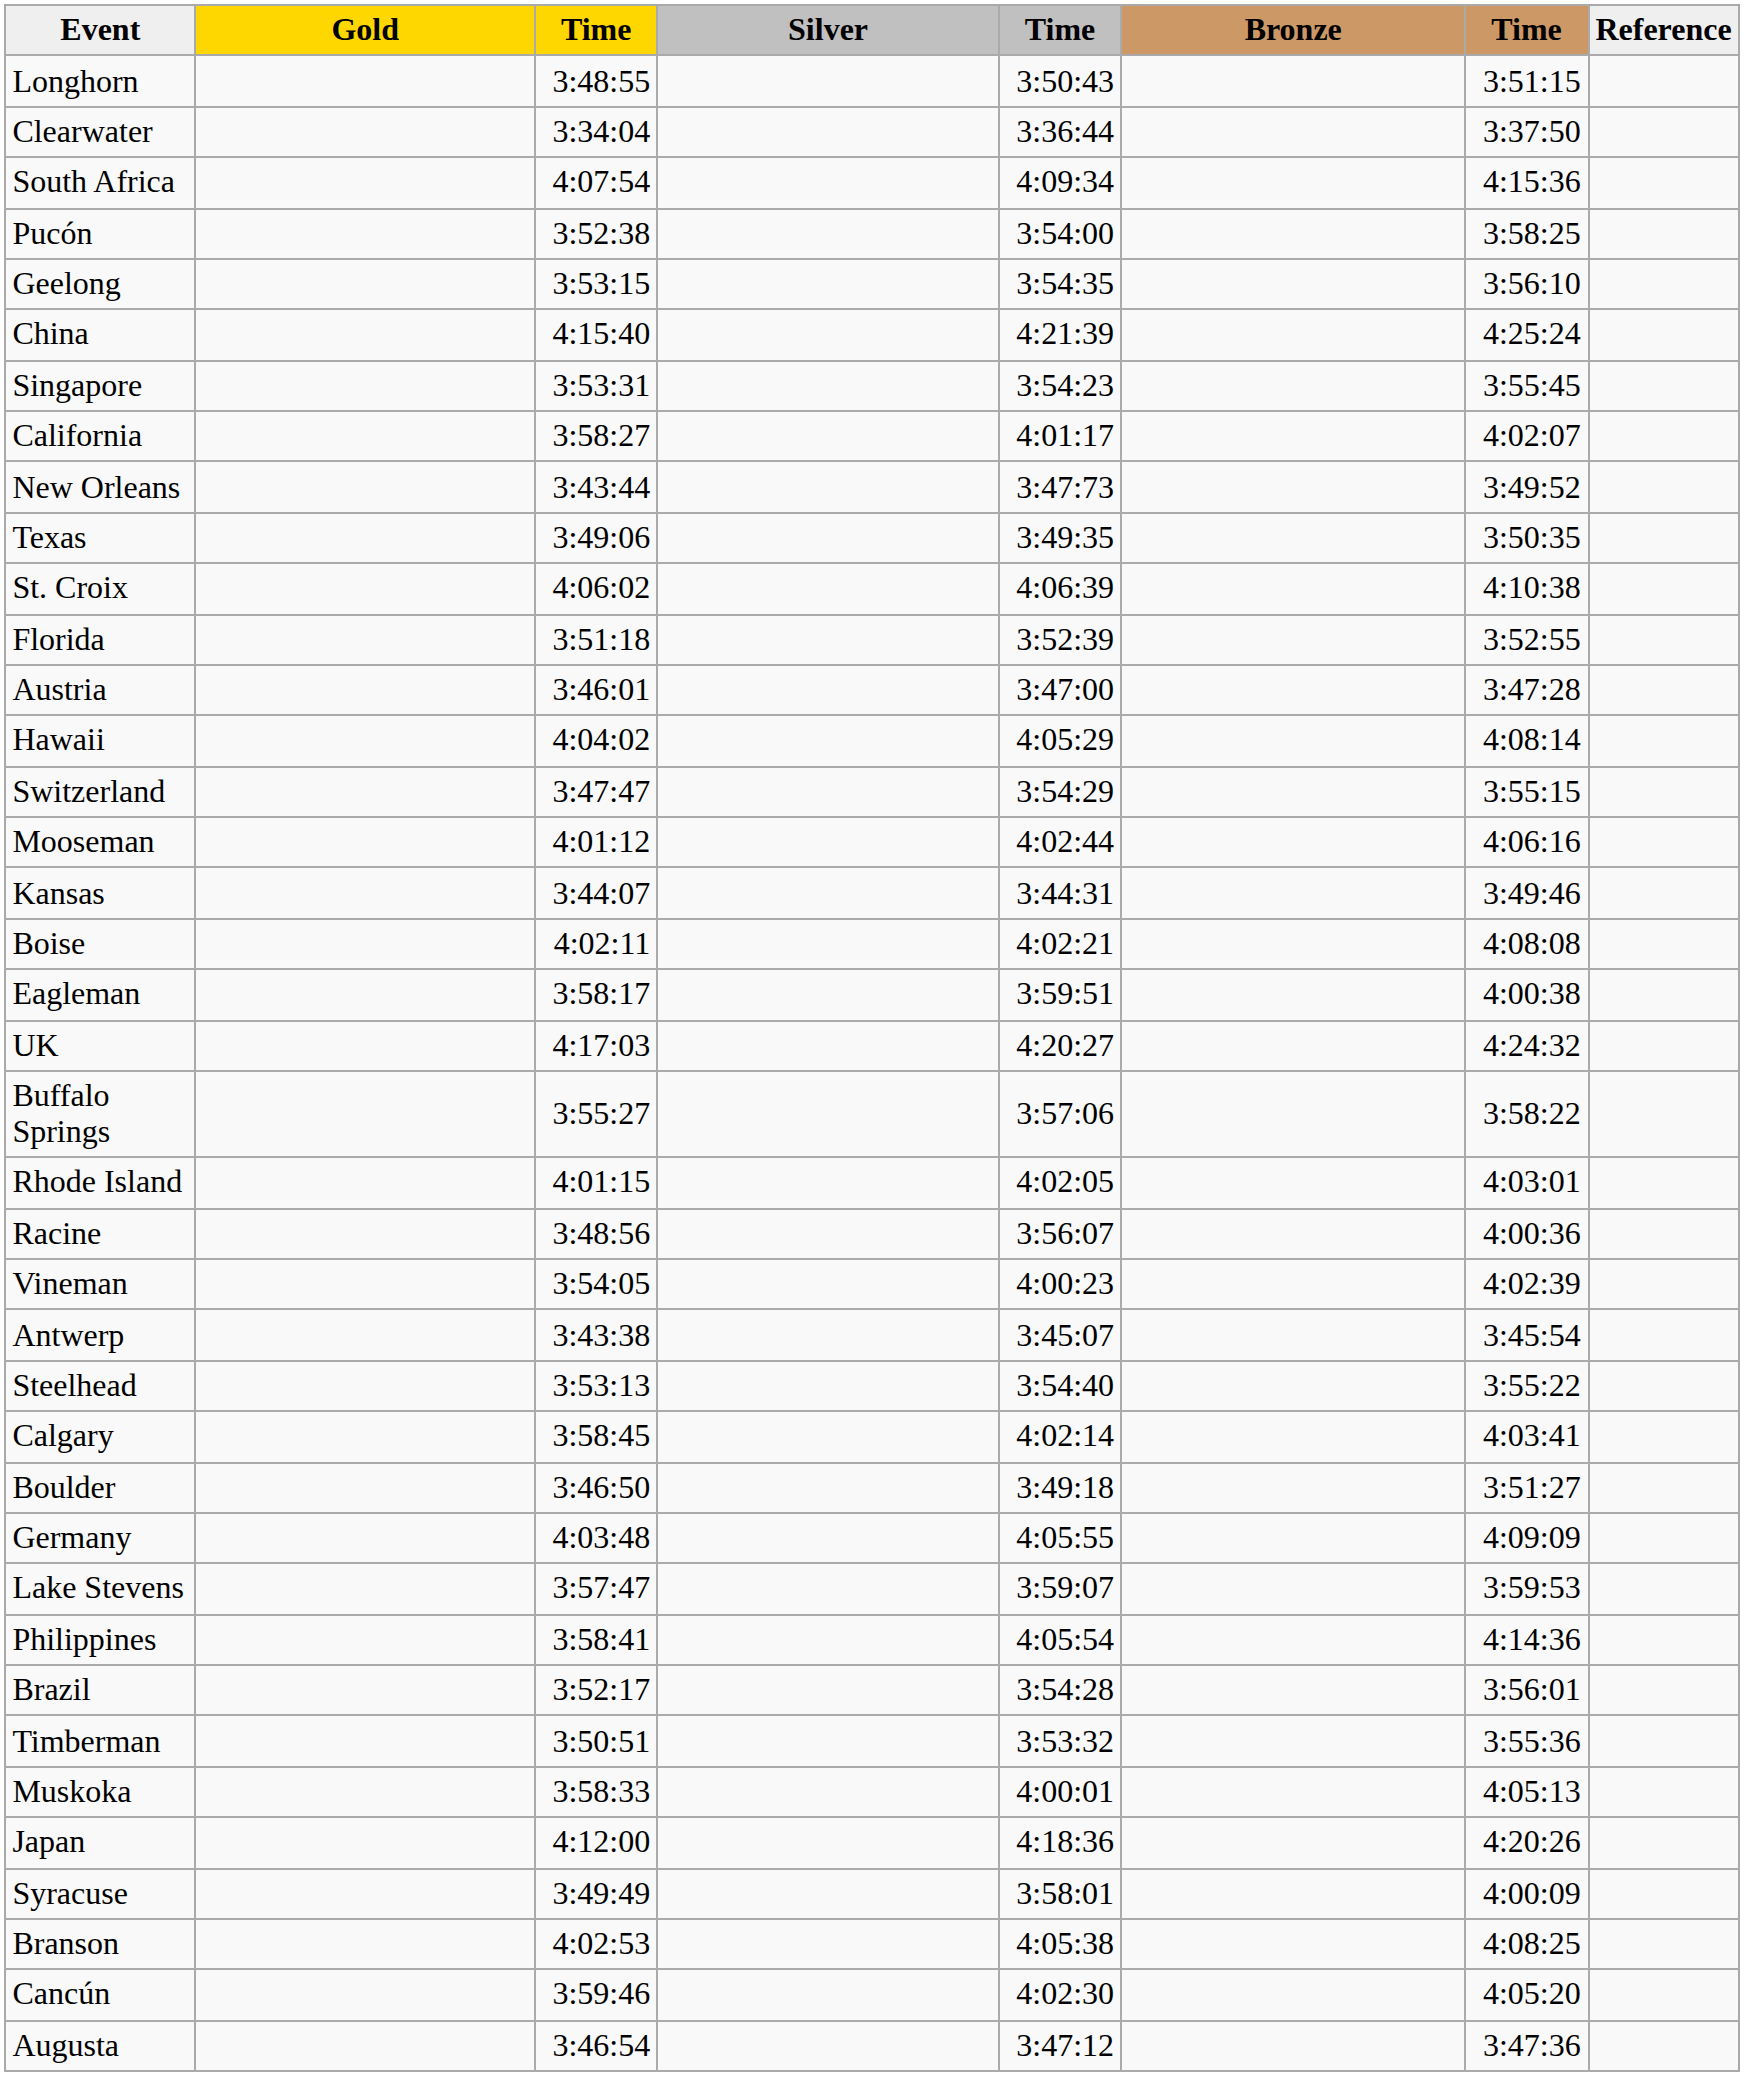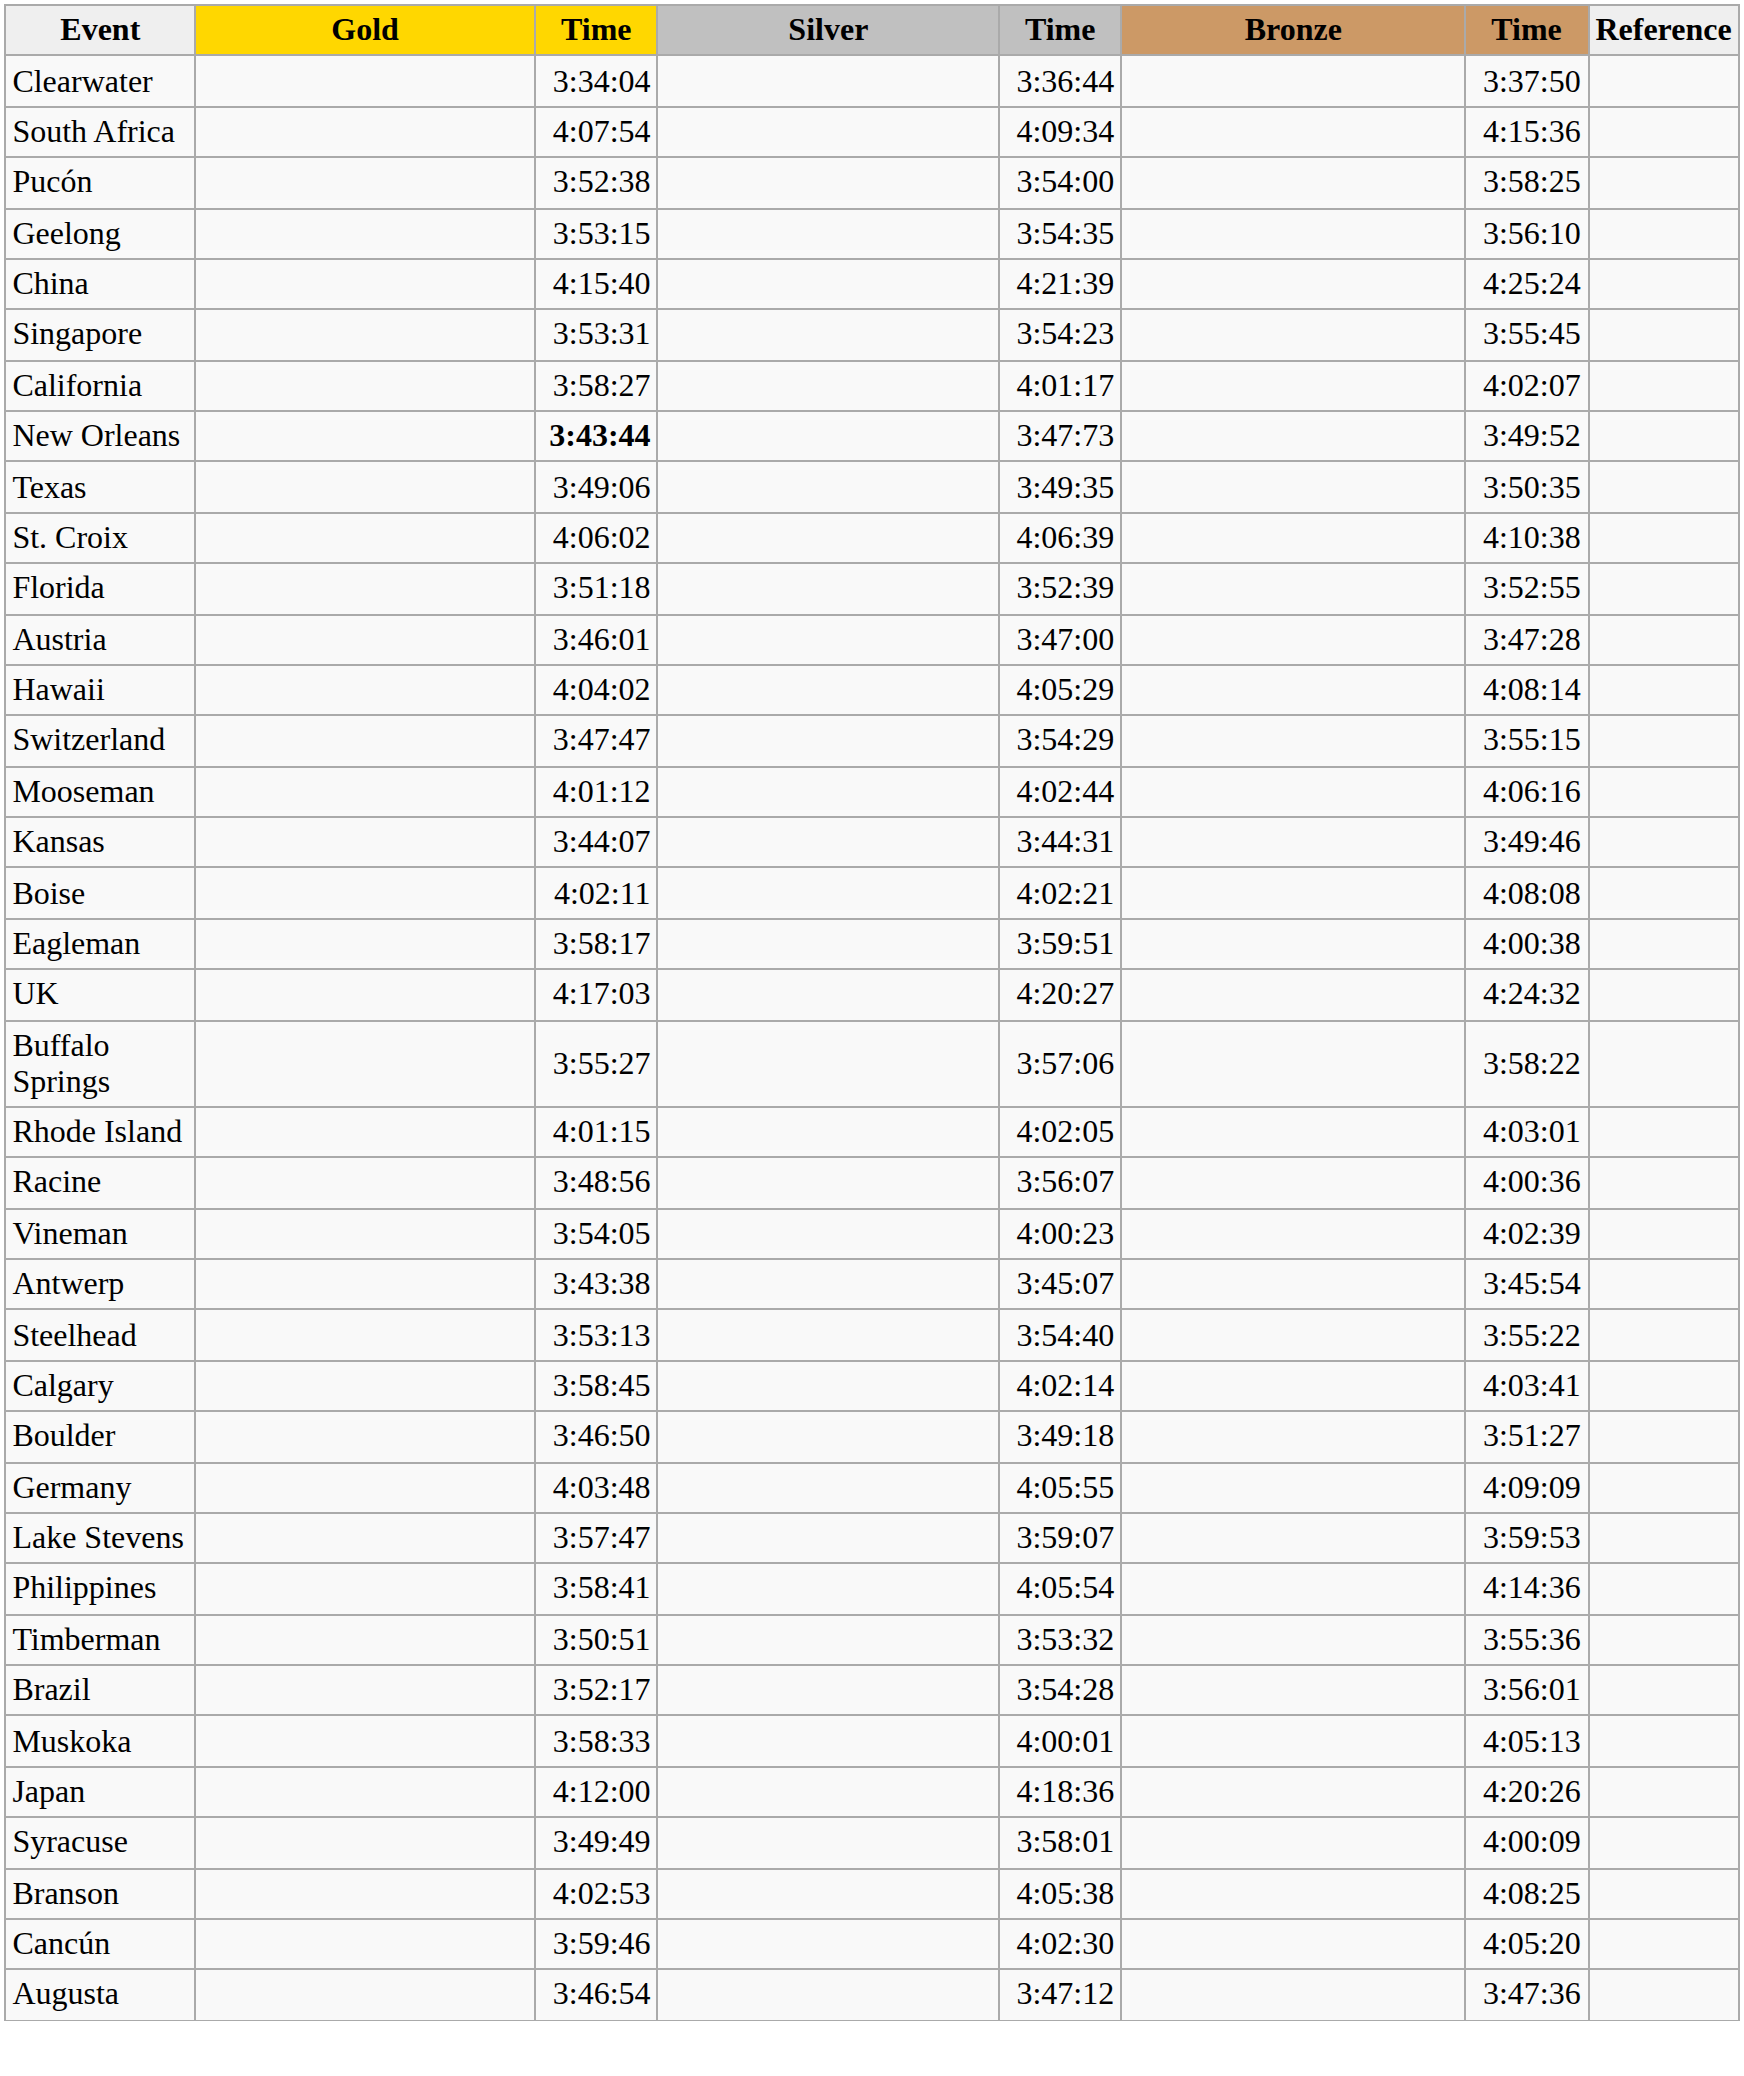- row: (75, 80)
(601, 486) normal -> (600, 435) bold
rows swapped: (86, 1740) <-> (51, 1689)
